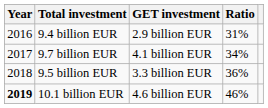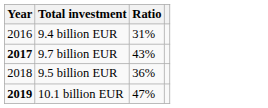- column: (176, 14)
(20, 53) normal -> (20, 53) bold
(237, 53) 34% -> (144, 53) 43%
(237, 93) 46% -> (144, 93) 47%
